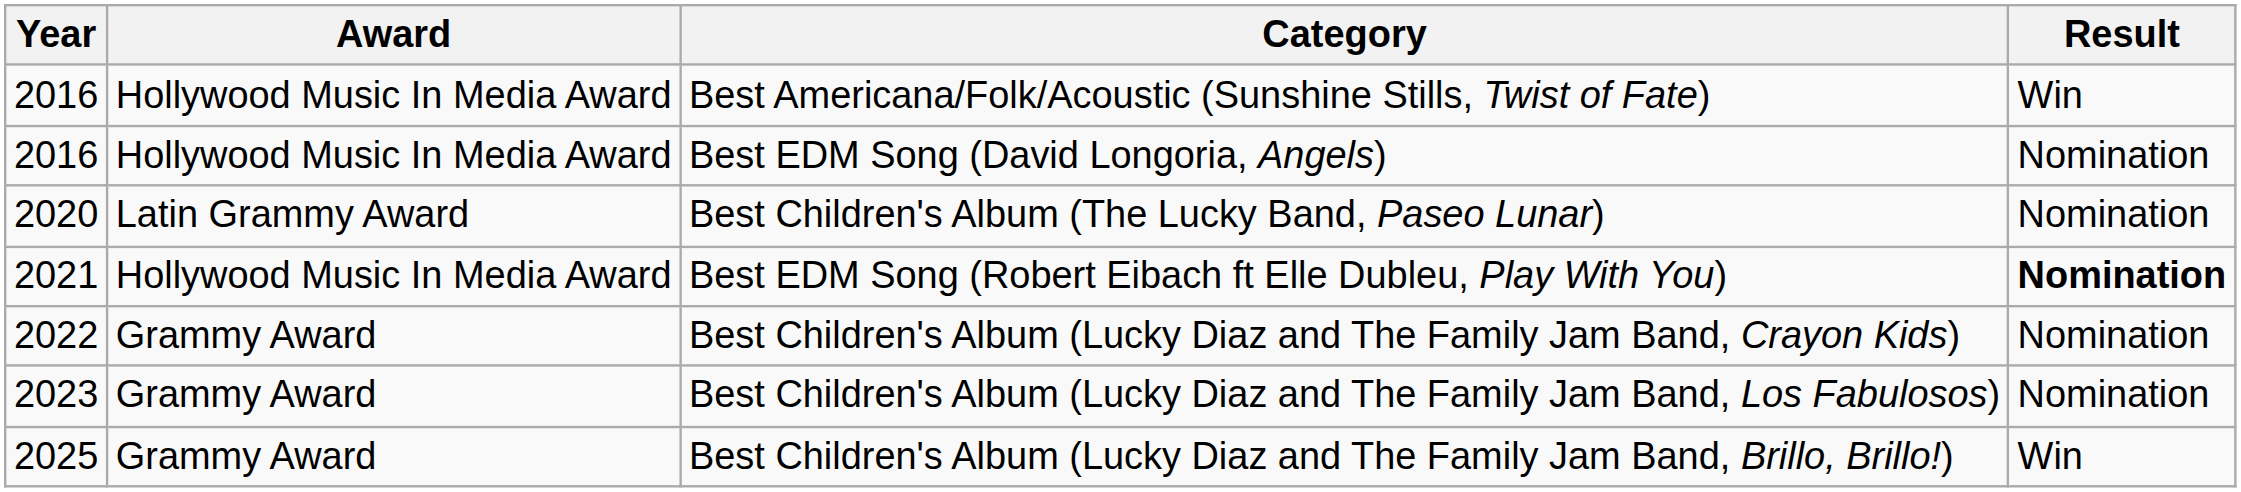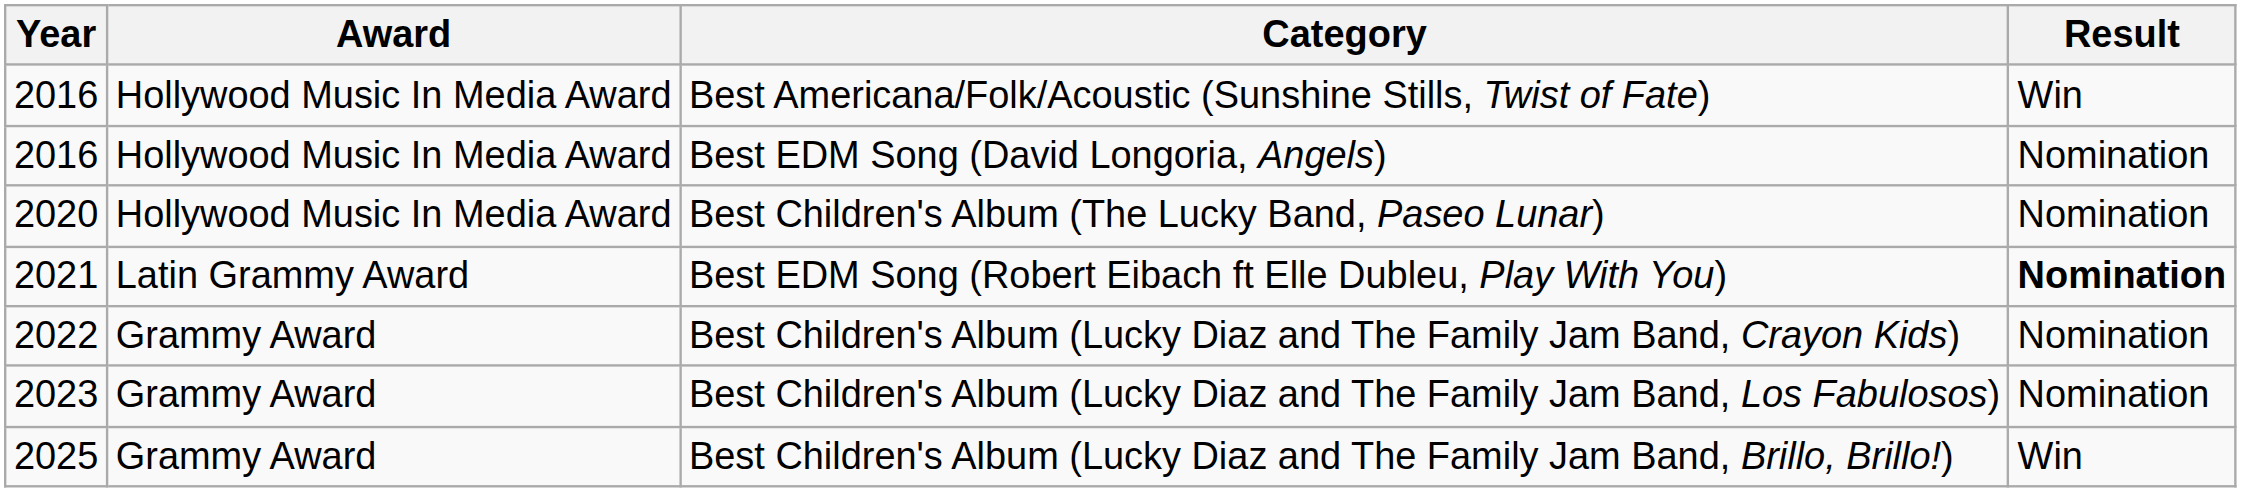(292, 214) Latin Grammy Award -> (394, 214) Hollywood Music In Media Award
(394, 275) Hollywood Music In Media Award -> (292, 275) Latin Grammy Award
